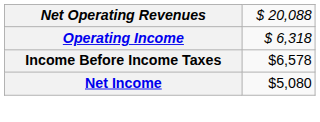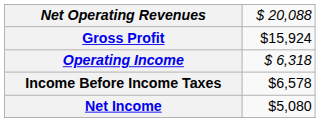+ row: (123, 38)
